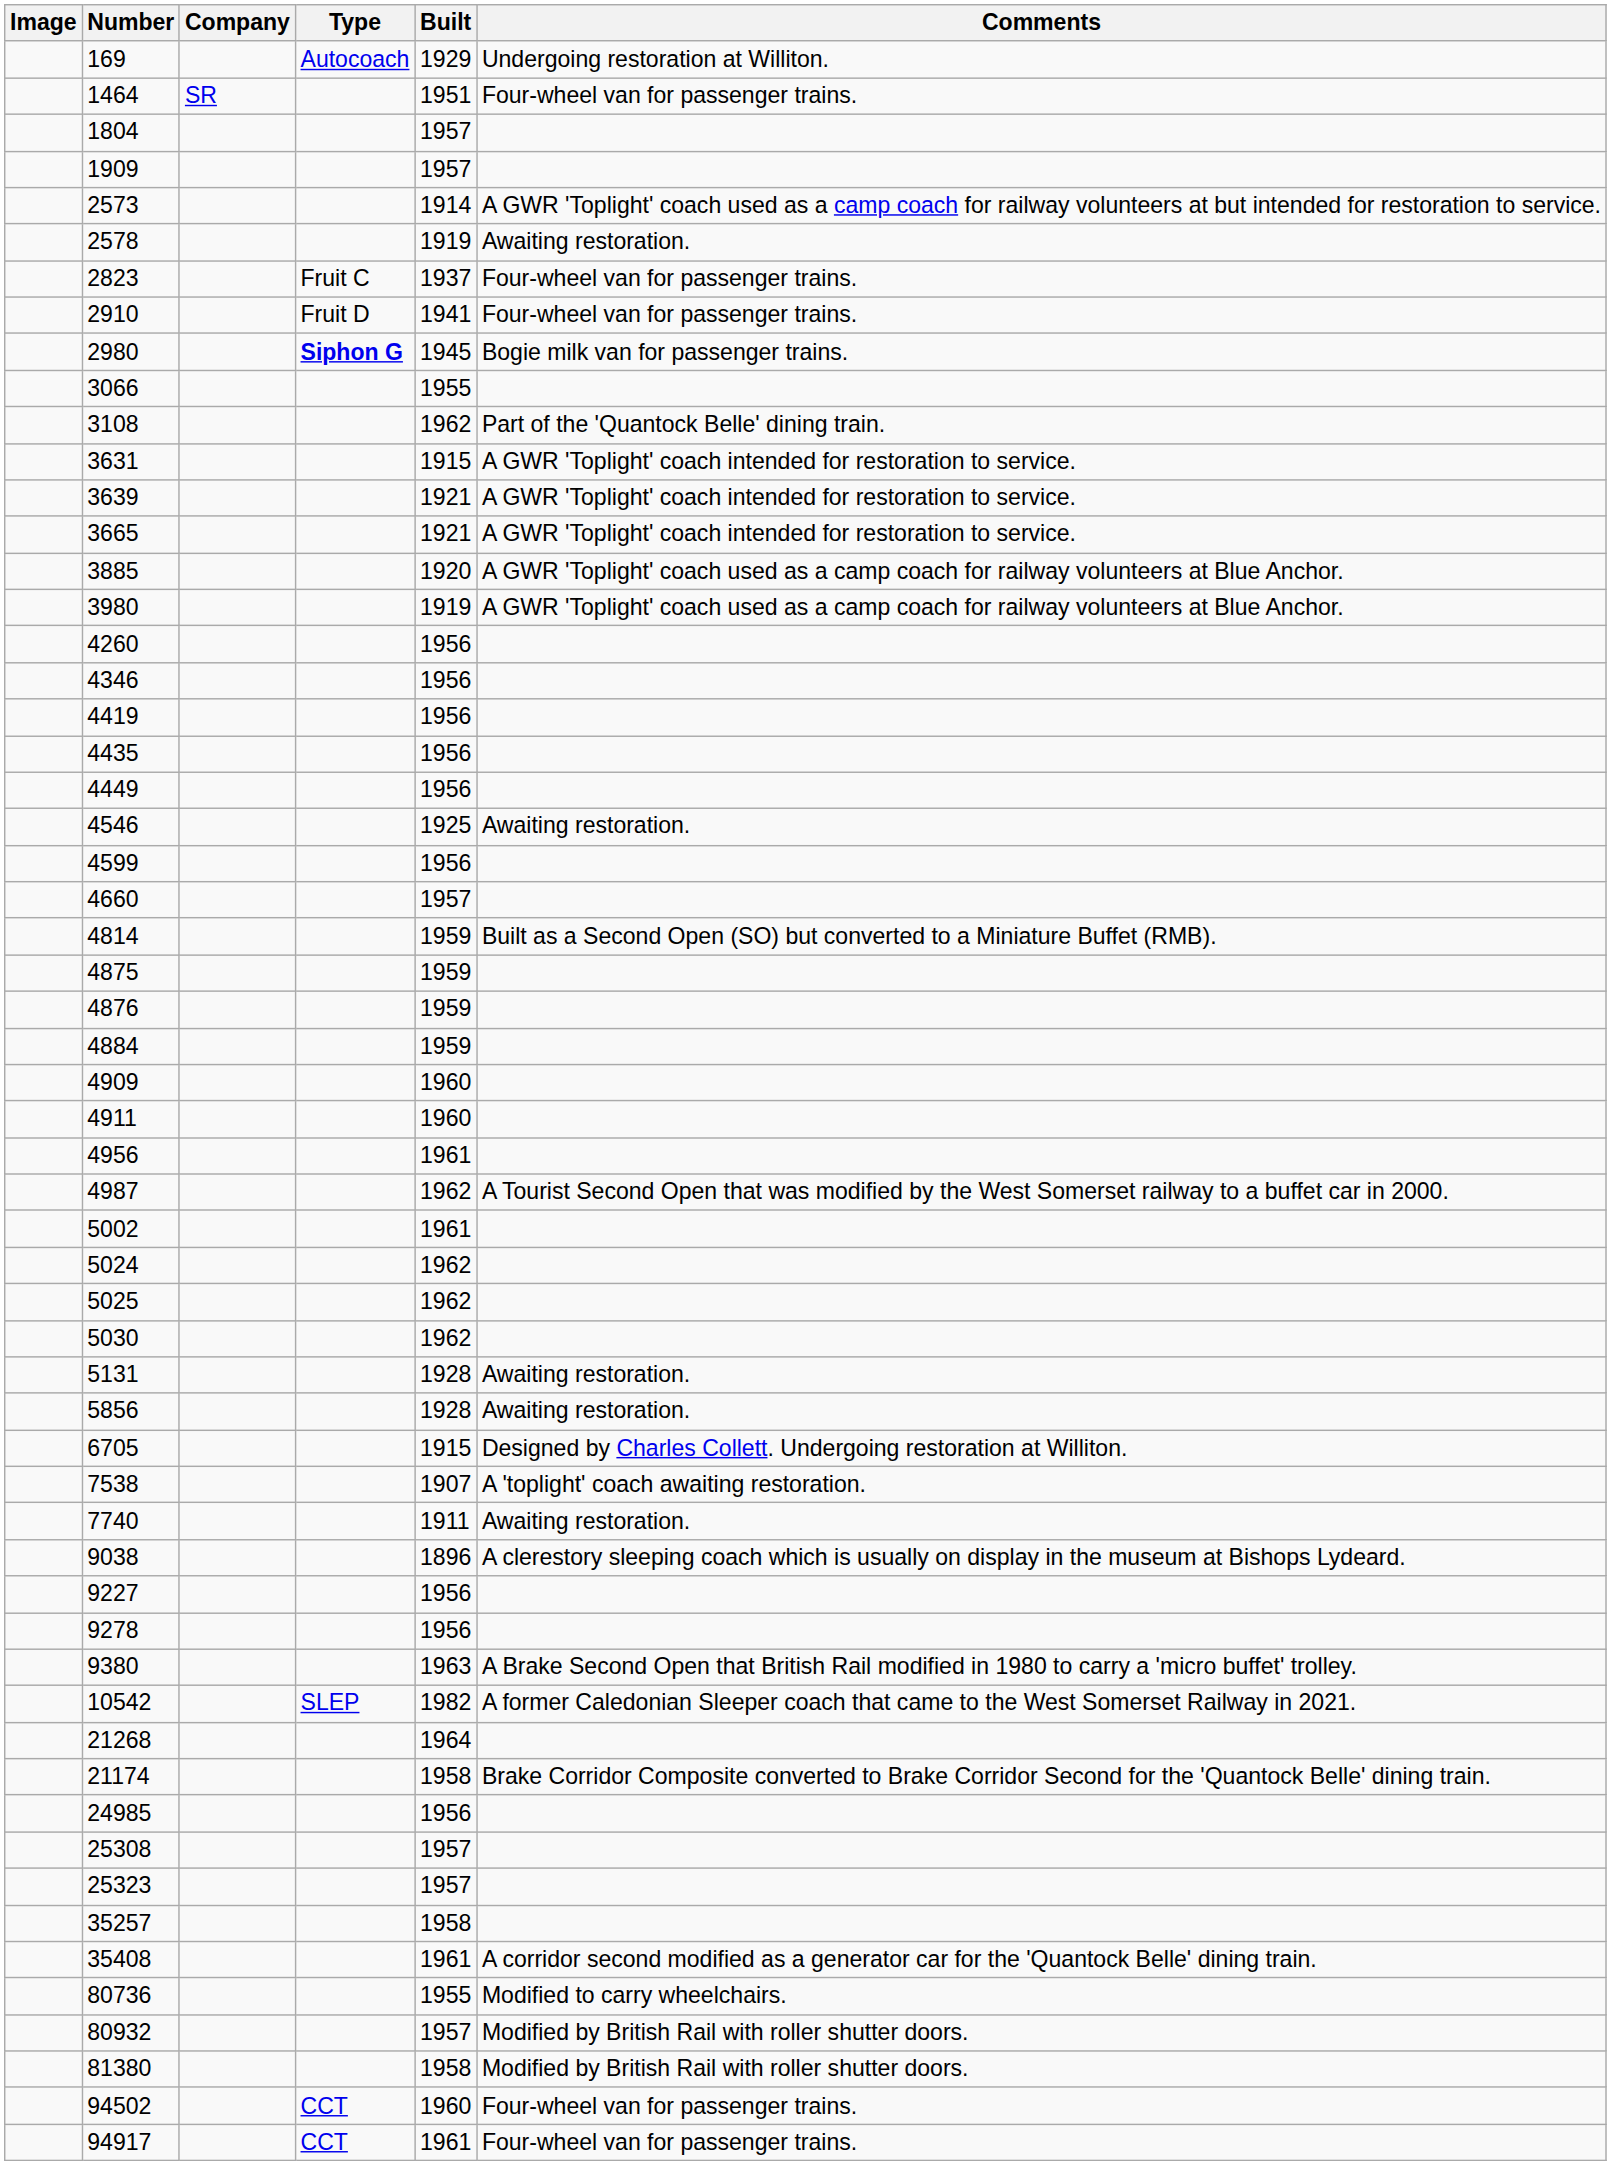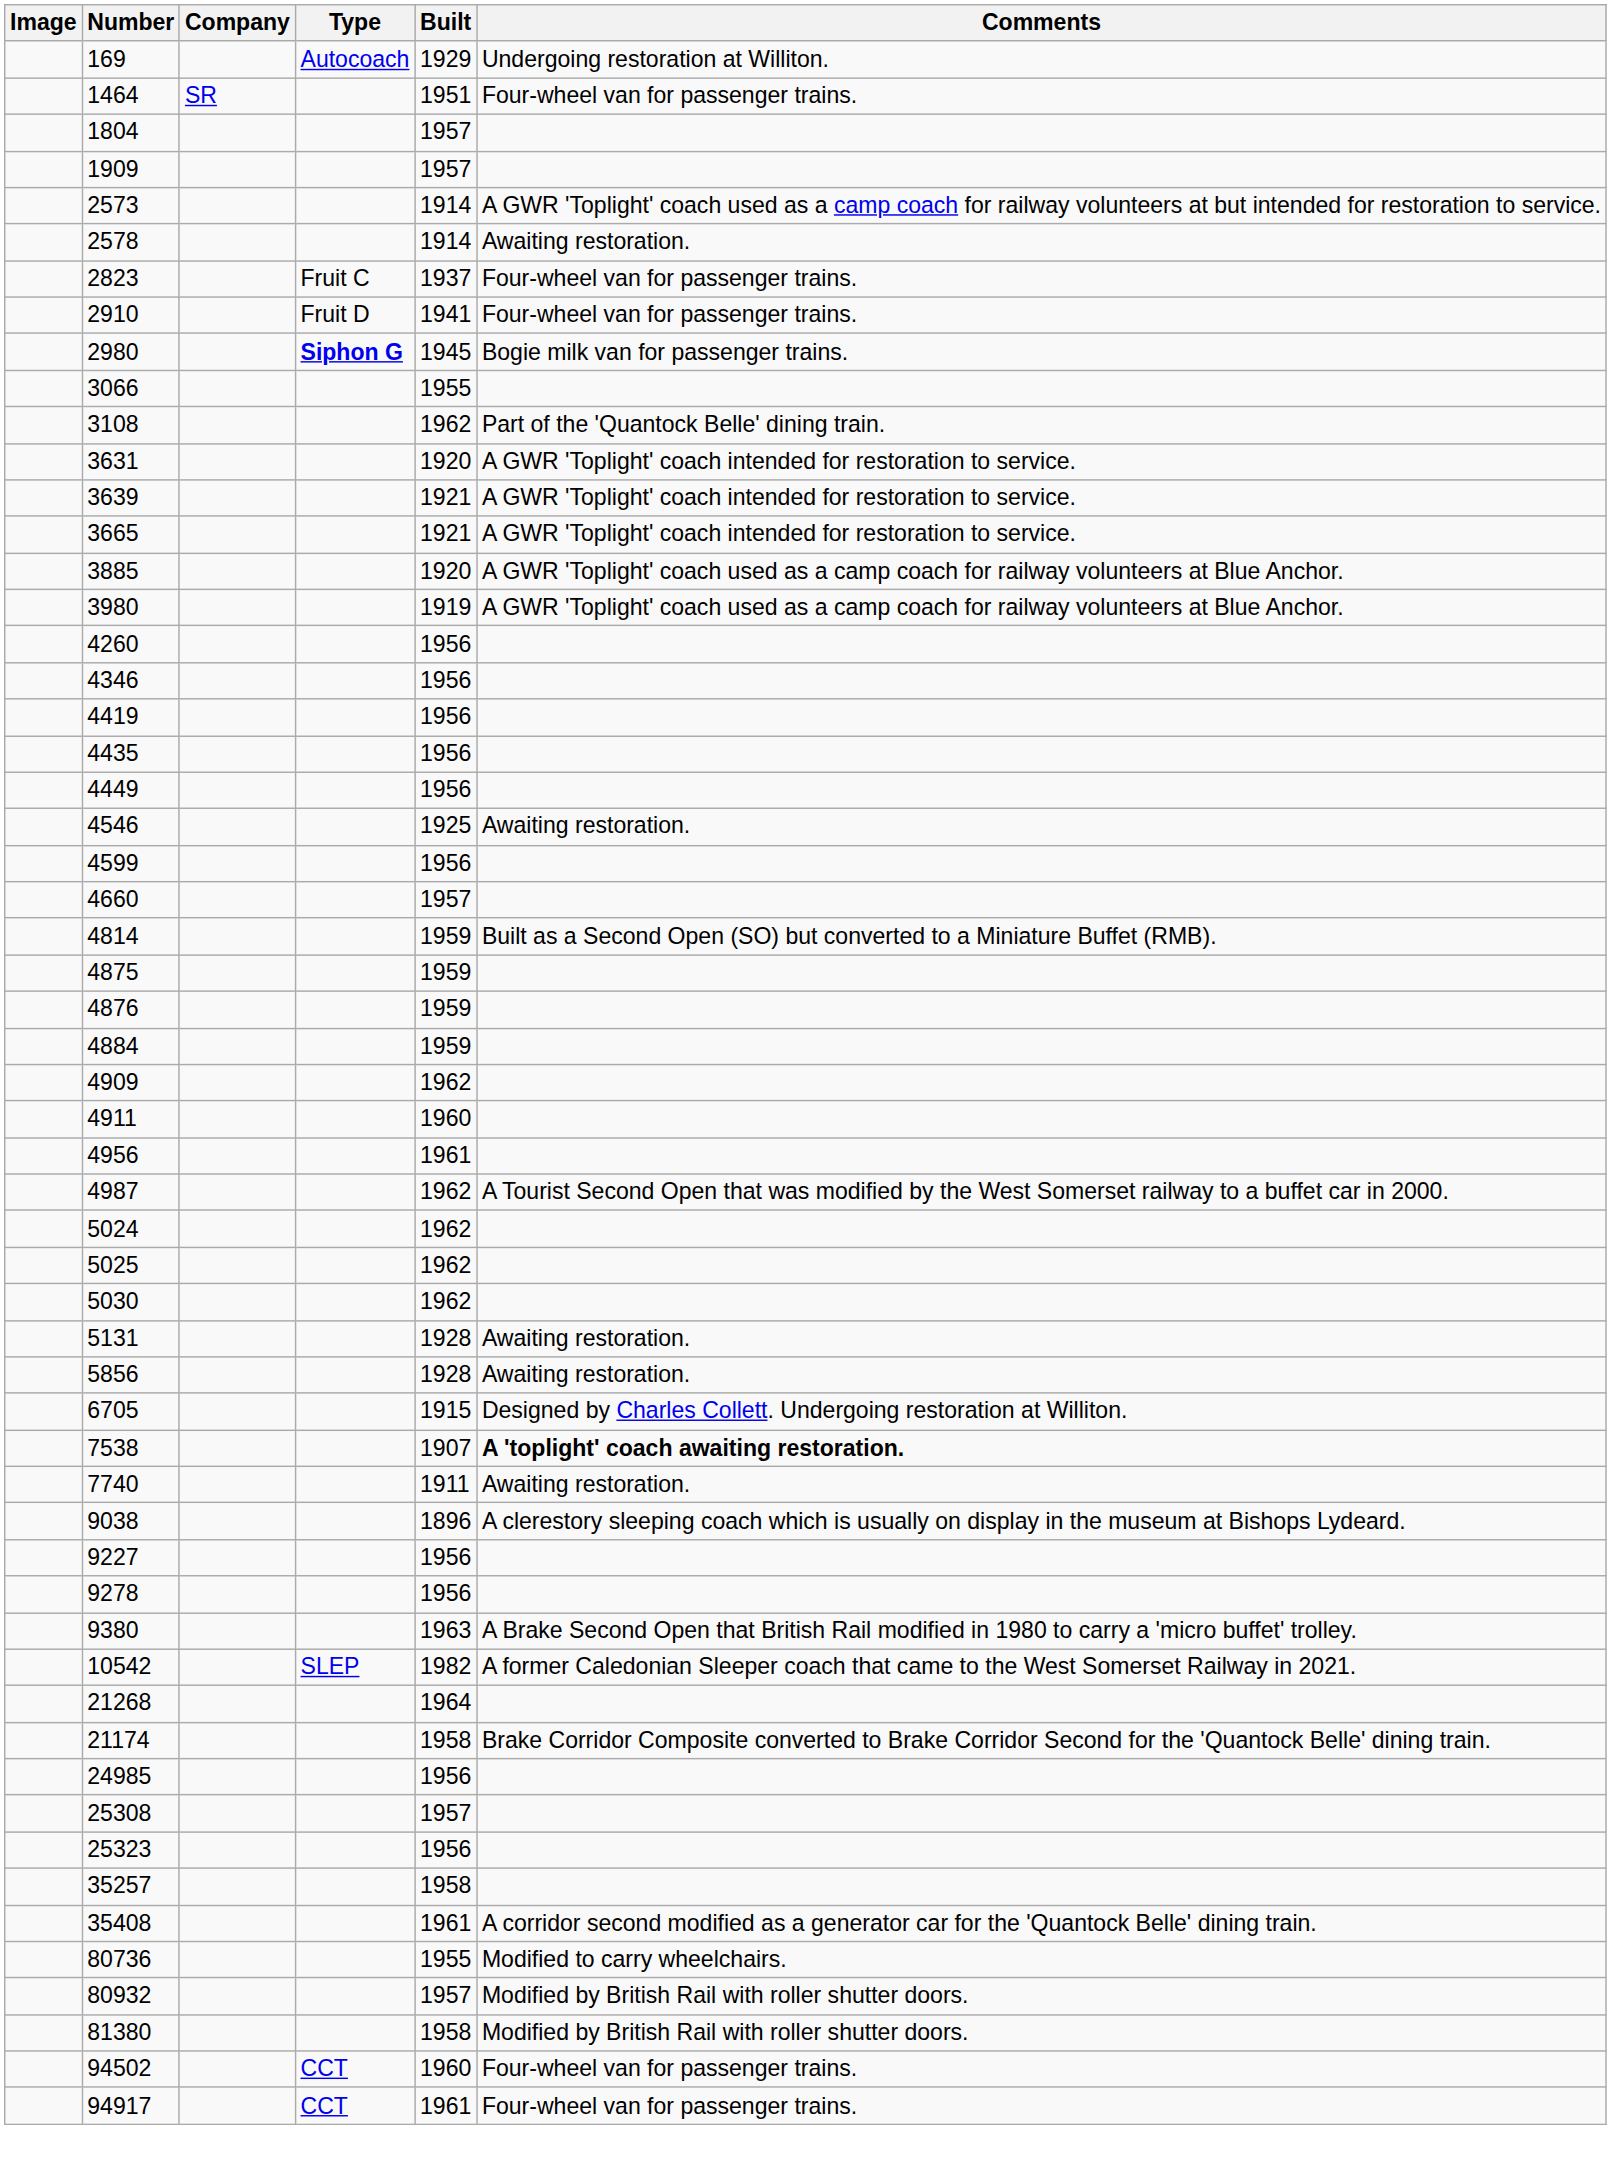(446, 242) 1919 -> (446, 242) 1914
(446, 461) 1915 -> (446, 461) 1920
(446, 1082) 1960 -> (446, 1082) 1962
- row: (113, 1228)
(674, 1484) normal -> (693, 1447) bold
(446, 1886) 1957 -> (446, 1849) 1956
